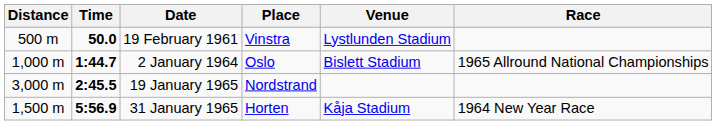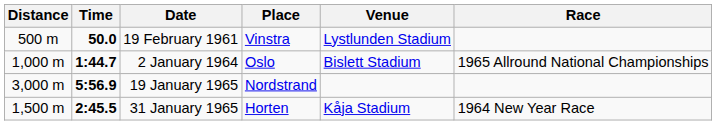(96, 85) 2:45.5 -> (96, 85) 5:56.9
(96, 108) 5:56.9 -> (96, 108) 2:45.5
